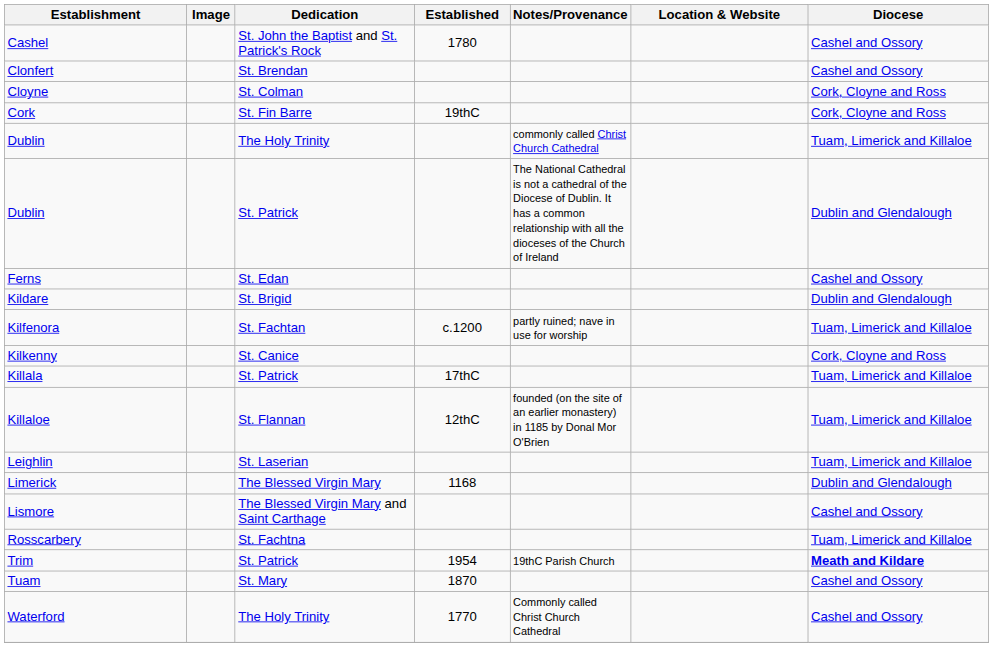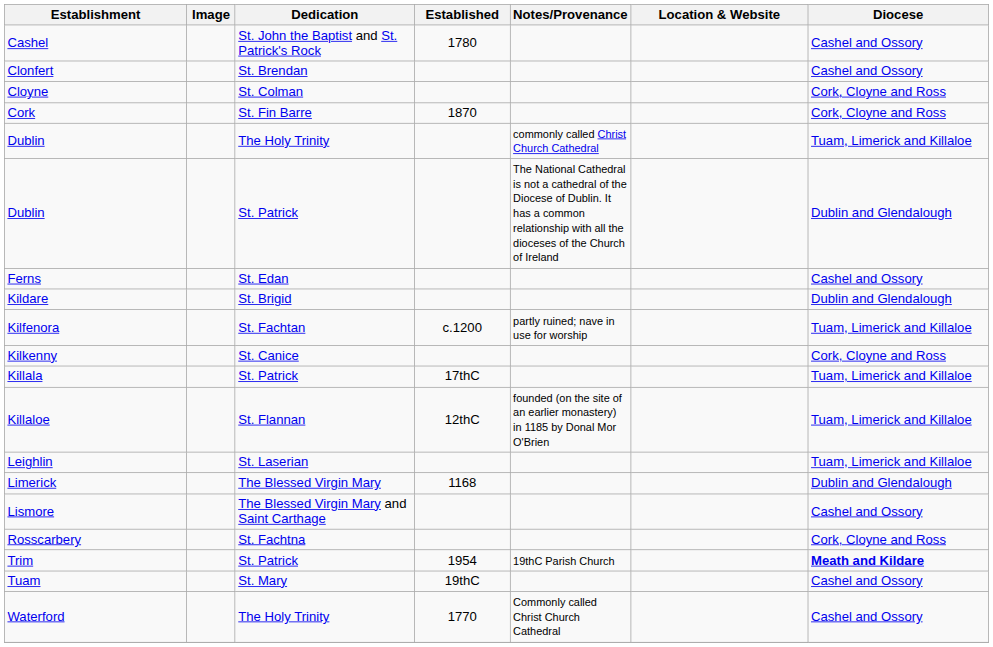(462, 112) 19thC -> (462, 112) 1870
(891, 539) Tuam, Limerick and Killaloe -> (878, 539) Cork, Cloyne and Ross
(462, 581) 1870 -> (462, 581) 19thC
